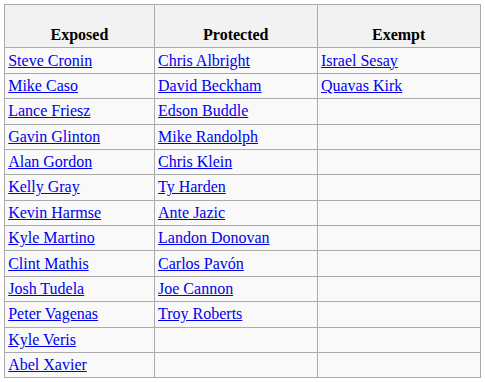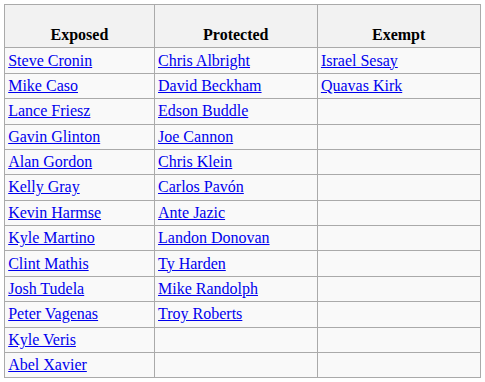(208, 136) Mike Randolph -> (196, 136) Joe Cannon
(192, 187) Ty Harden -> (201, 187) Carlos Pavón
(201, 263) Carlos Pavón -> (192, 263) Ty Harden
(196, 288) Joe Cannon -> (208, 288) Mike Randolph
